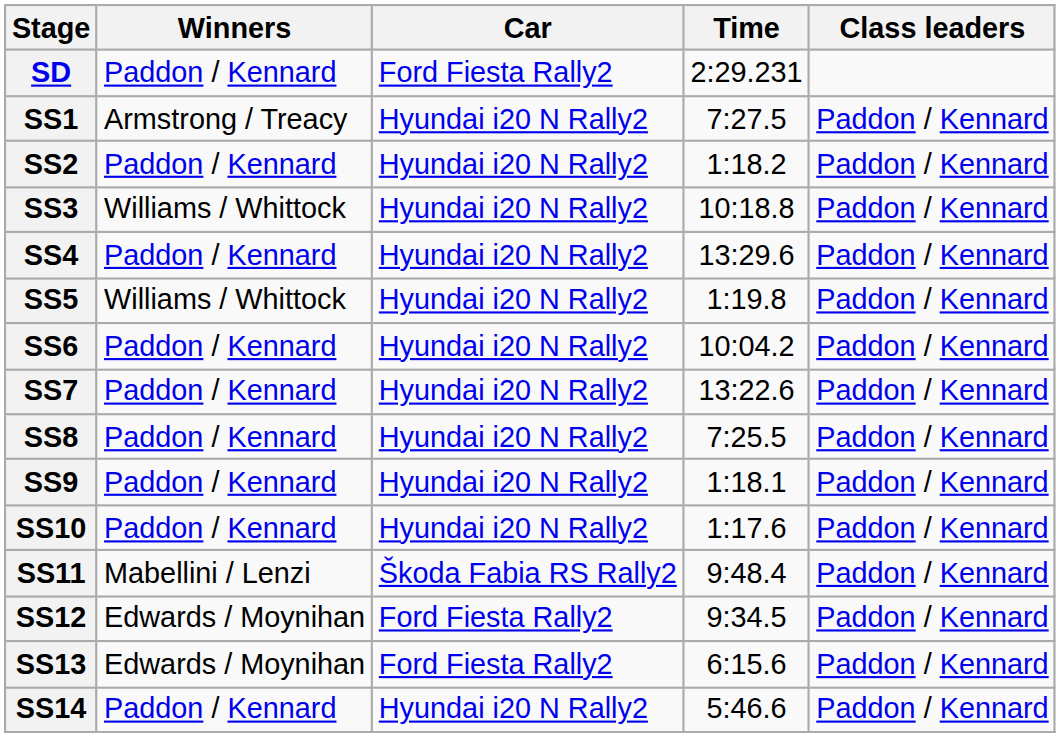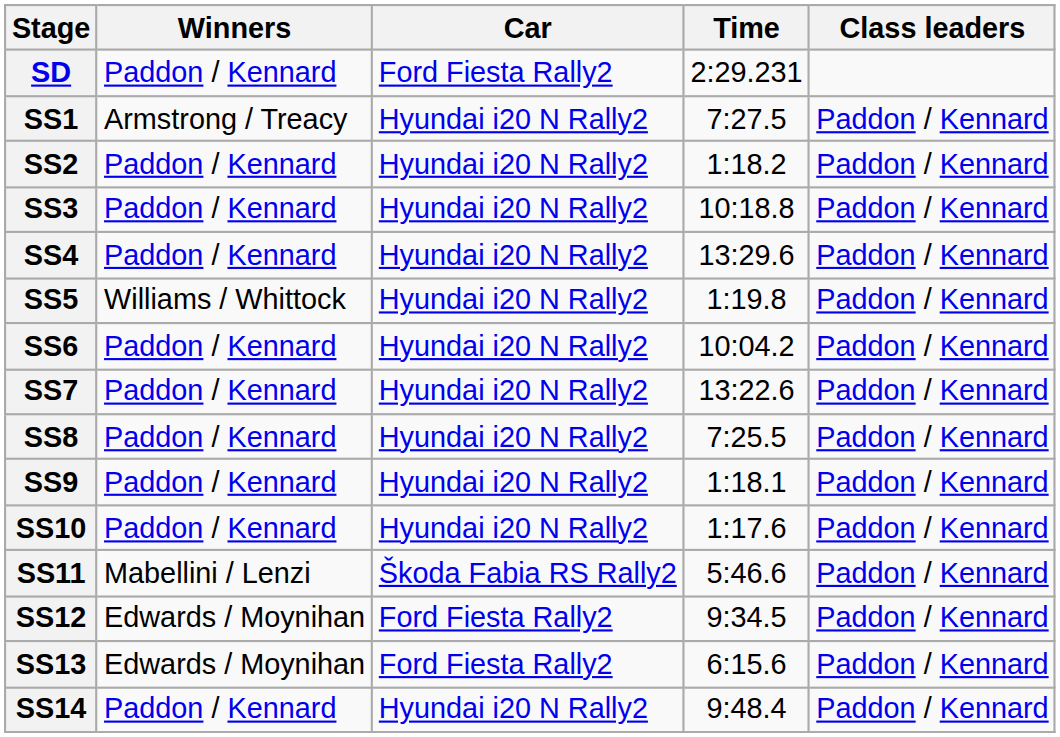(225, 209) Williams / Whittock -> (220, 209) Paddon / Kennard
(747, 573) 9:48.4 -> (747, 573) 5:46.6
(747, 709) 5:46.6 -> (747, 709) 9:48.4
